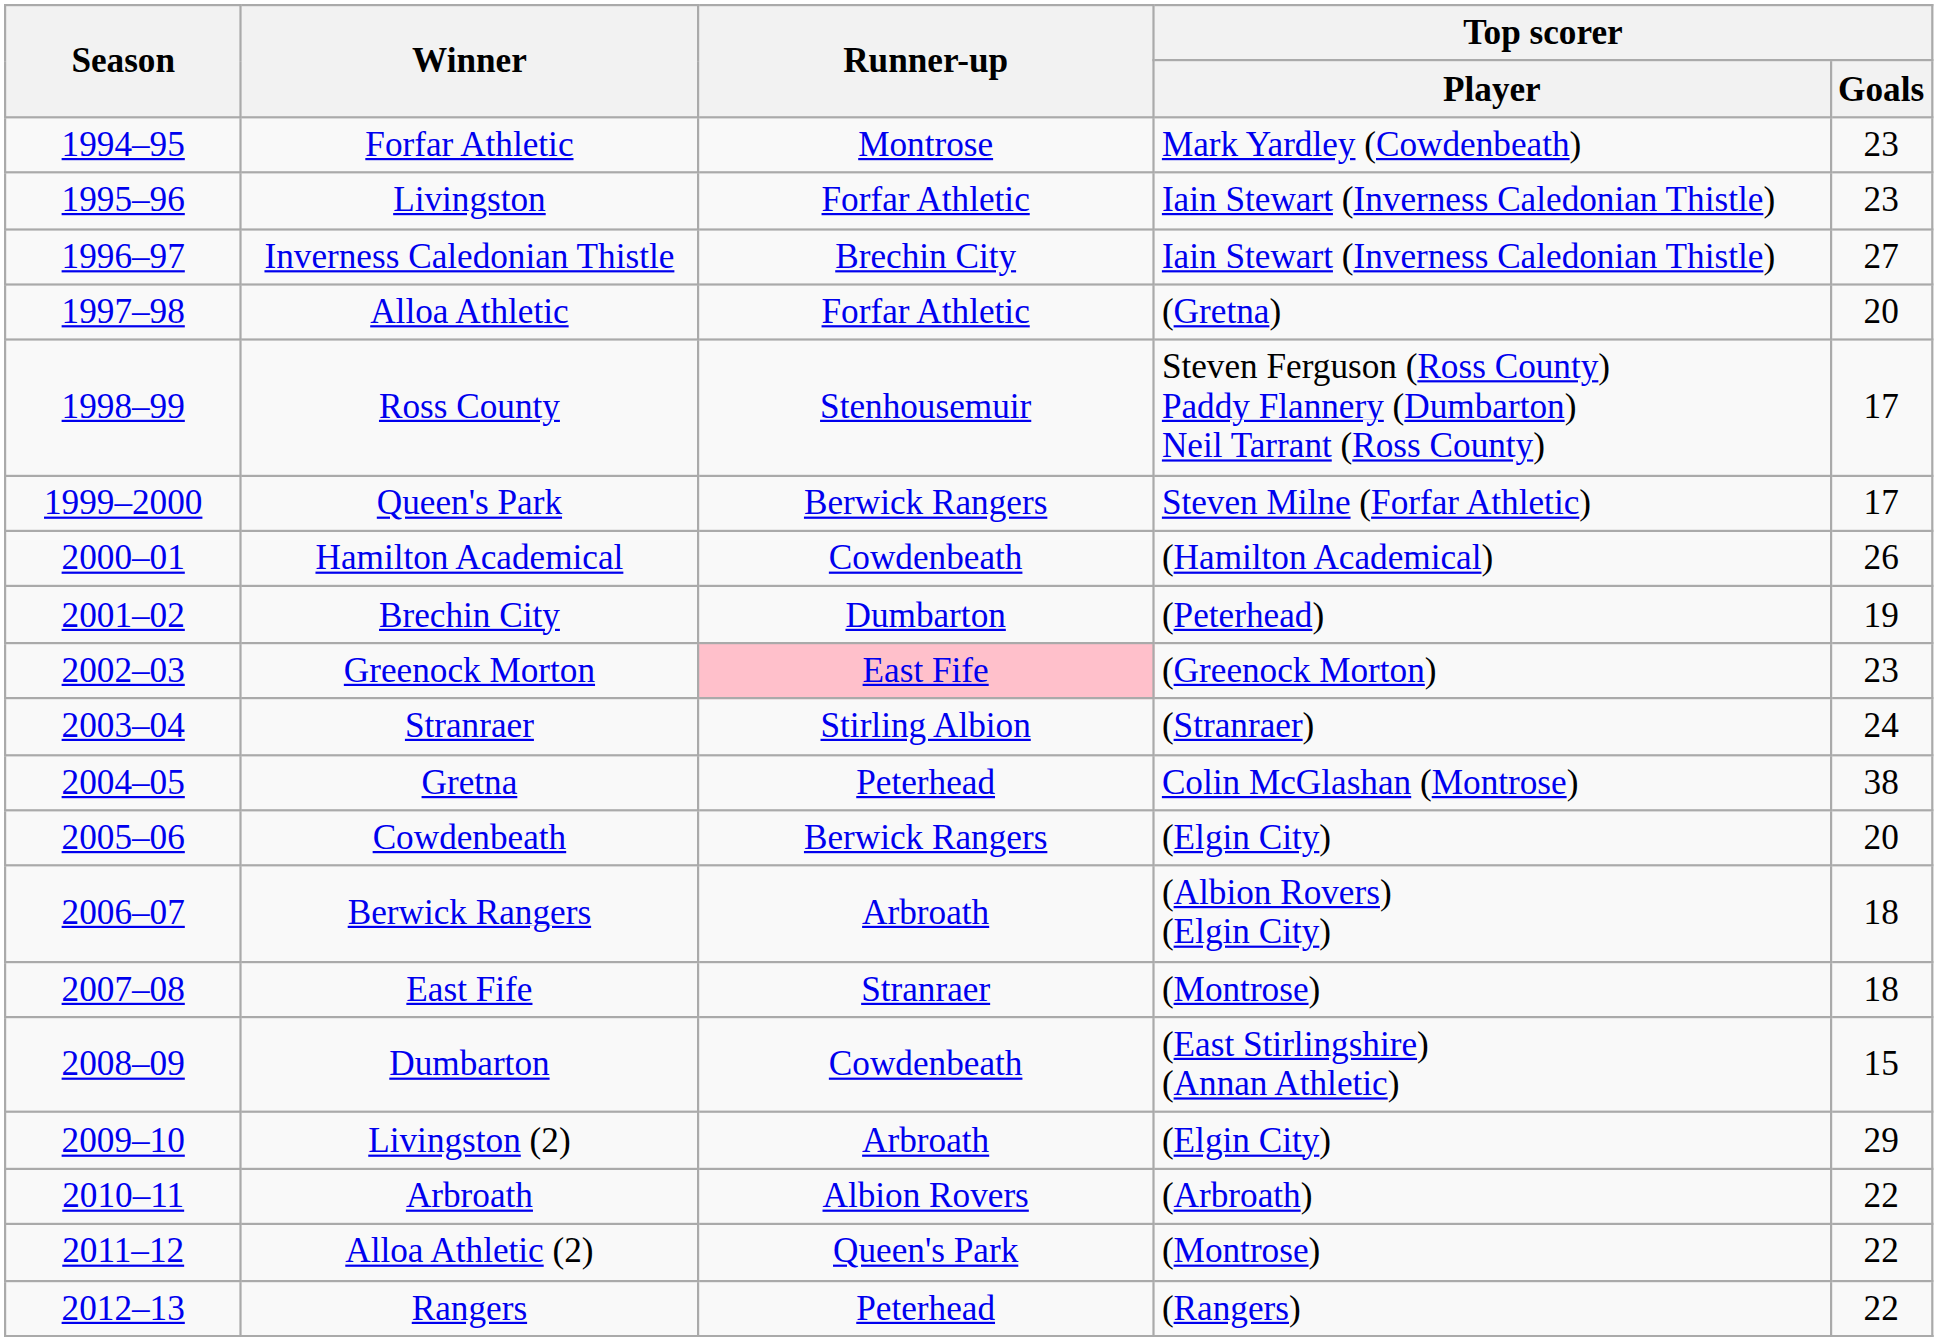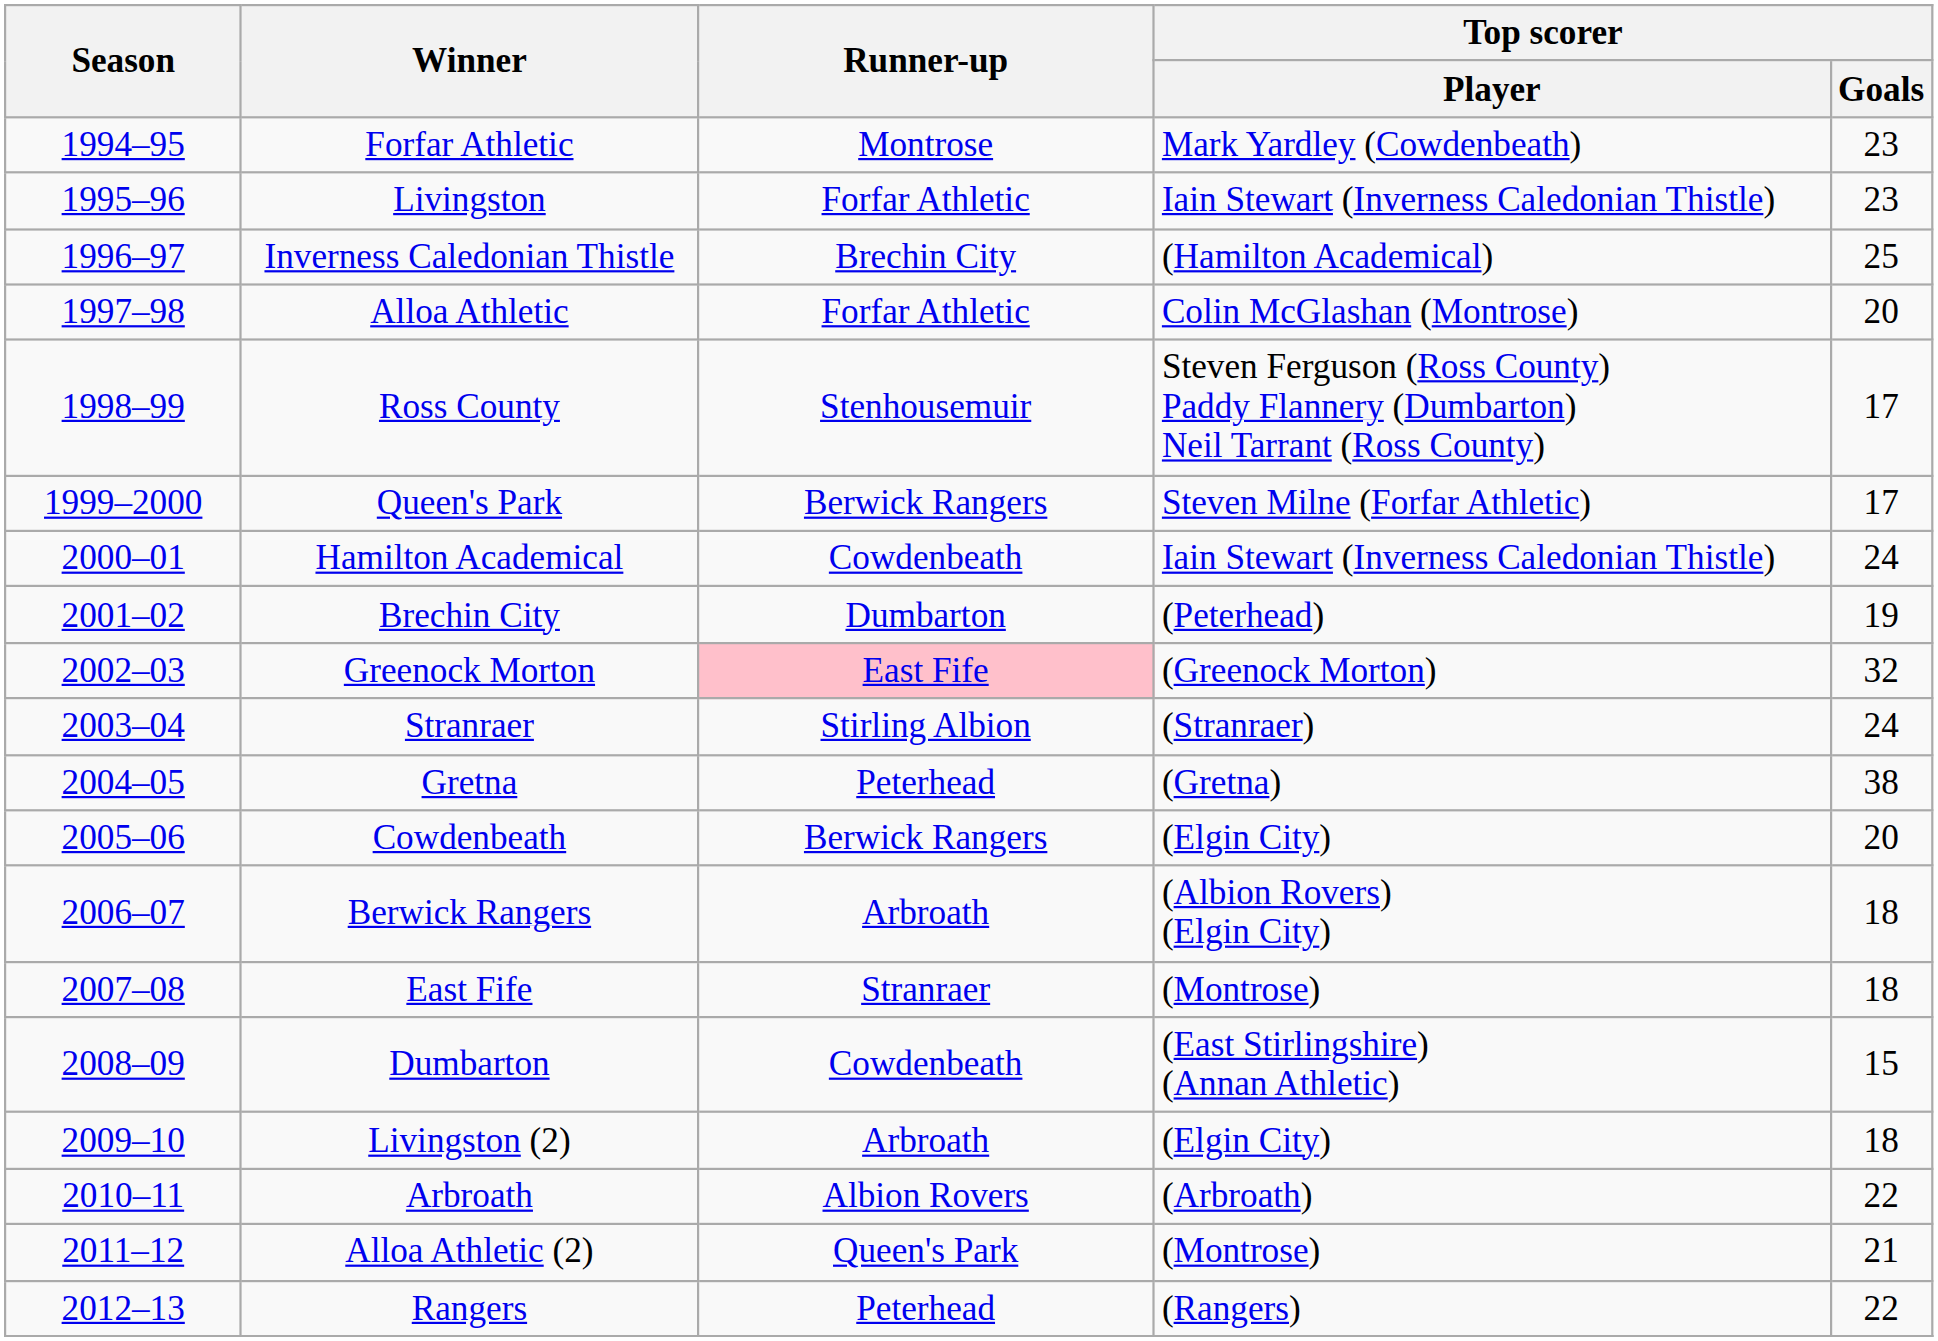(1468, 255) Iain Stewart (Inverness Caledonian Thistle) -> (1328, 255) (Hamilton Academical)
(1881, 255) 27 -> (1881, 255) 25
(1221, 311) (Gretna) -> (1370, 311) Colin McGlashan (Montrose)
(1328, 558) (Hamilton Academical) -> (1468, 558) Iain Stewart (Inverness Caledonian Thistle)
(1881, 558) 26 -> (1881, 558) 24
(1881, 669) 23 -> (1881, 669) 32
(1370, 781) Colin McGlashan (Montrose) -> (1221, 781) (Gretna)
(1881, 1139) 29 -> (1881, 1139) 18
(1881, 1251) 22 -> (1881, 1251) 21
